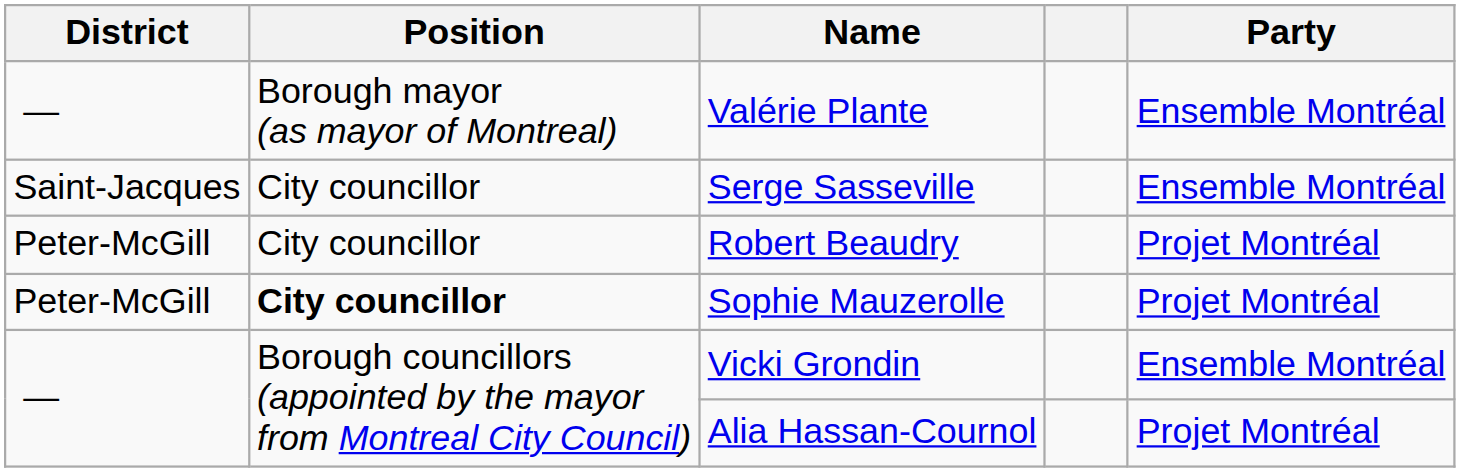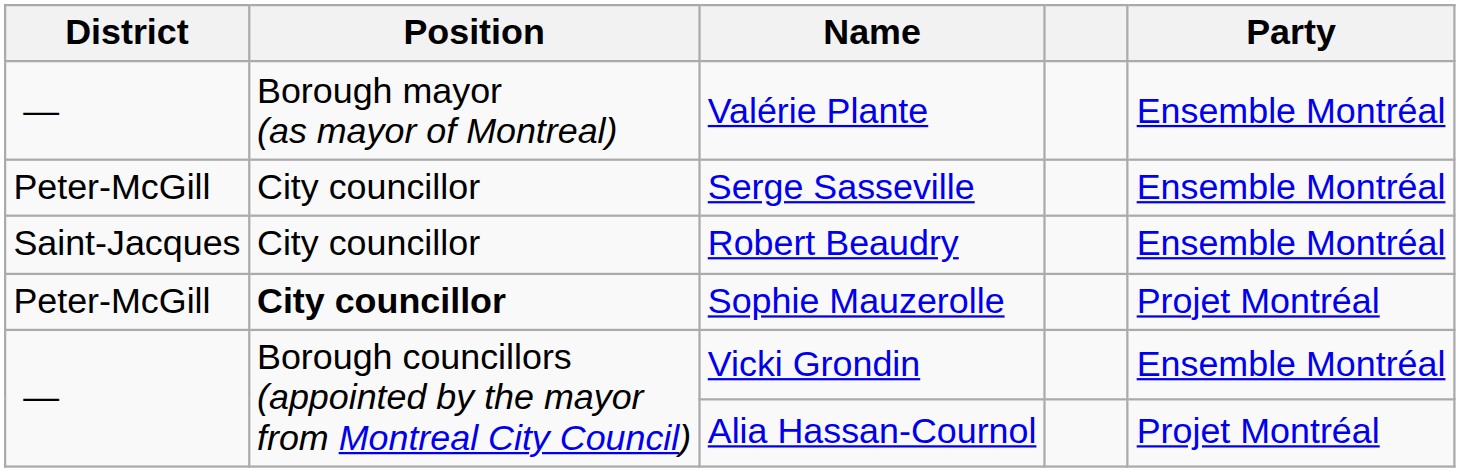(127, 186) Saint-Jacques -> (112, 186) Peter-McGill
(112, 243) Peter-McGill -> (127, 243) Saint-Jacques
(1258, 243) Projet Montréal -> (1291, 243) Ensemble Montréal
